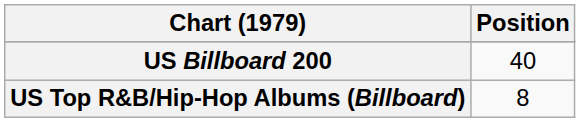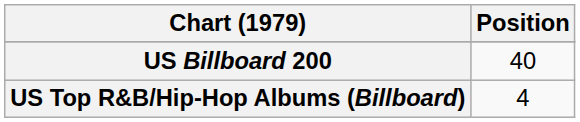(523, 98) 8 -> (523, 98) 4
